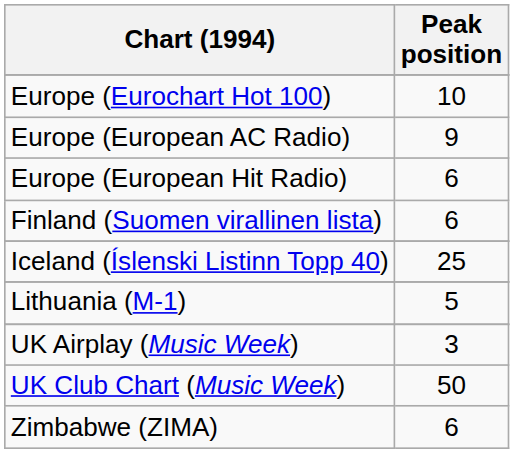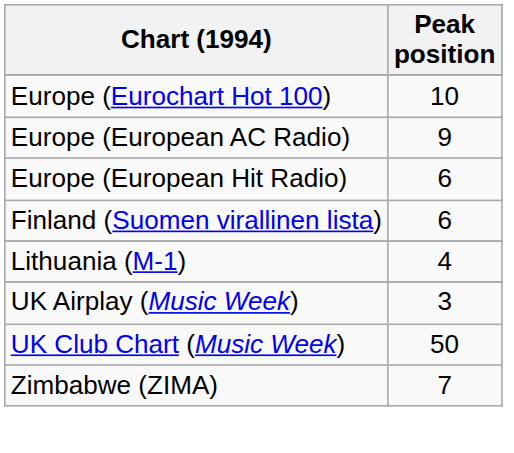- row: (200, 261)
(451, 302) 5 -> (445, 261) 4
(451, 426) 6 -> (445, 385) 7
